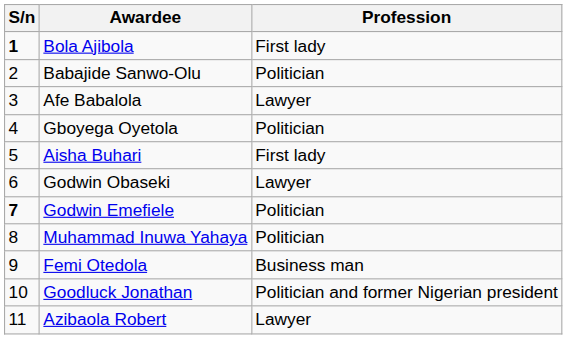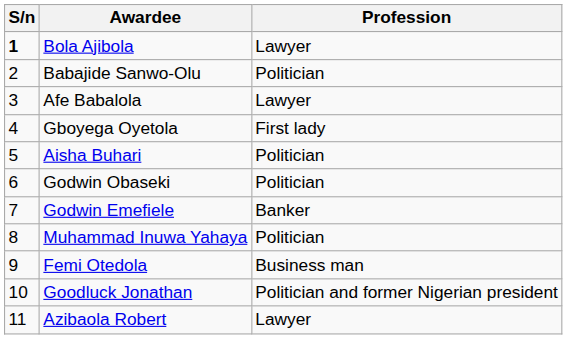(290, 45) First lady -> (283, 45) Lawyer
(290, 127) Politician -> (290, 127) First lady
(290, 155) First lady -> (290, 155) Politician
(283, 182) Lawyer -> (290, 182) Politician
(13, 210) bold -> (13, 210) normal
(290, 210) Politician -> (283, 210) Banker
